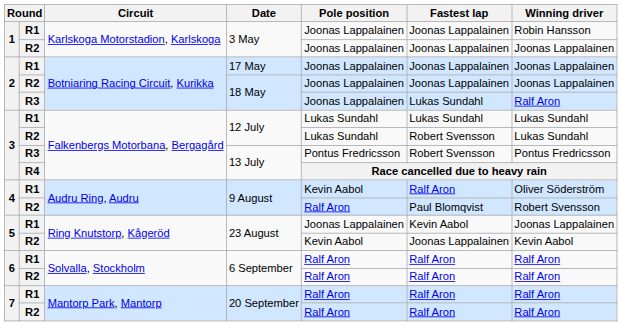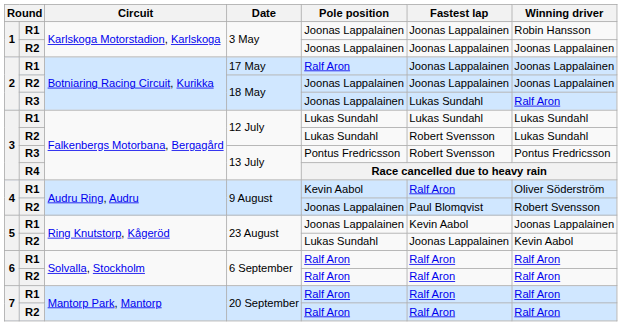(354, 66) Joonas Lappalainen -> (327, 66) Ralf Aron
(327, 206) Ralf Aron -> (354, 206) Joonas Lappalainen
(334, 241) Kevin Aabol -> (341, 241) Lukas Sundahl
